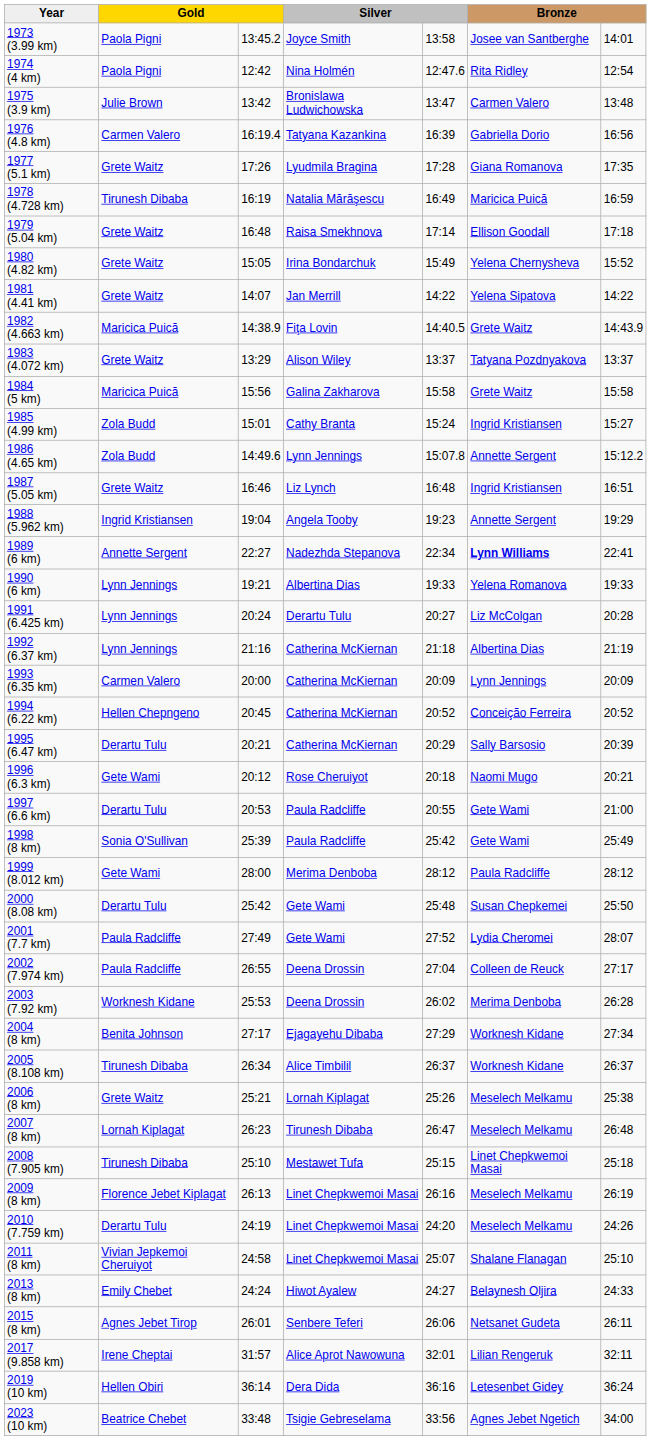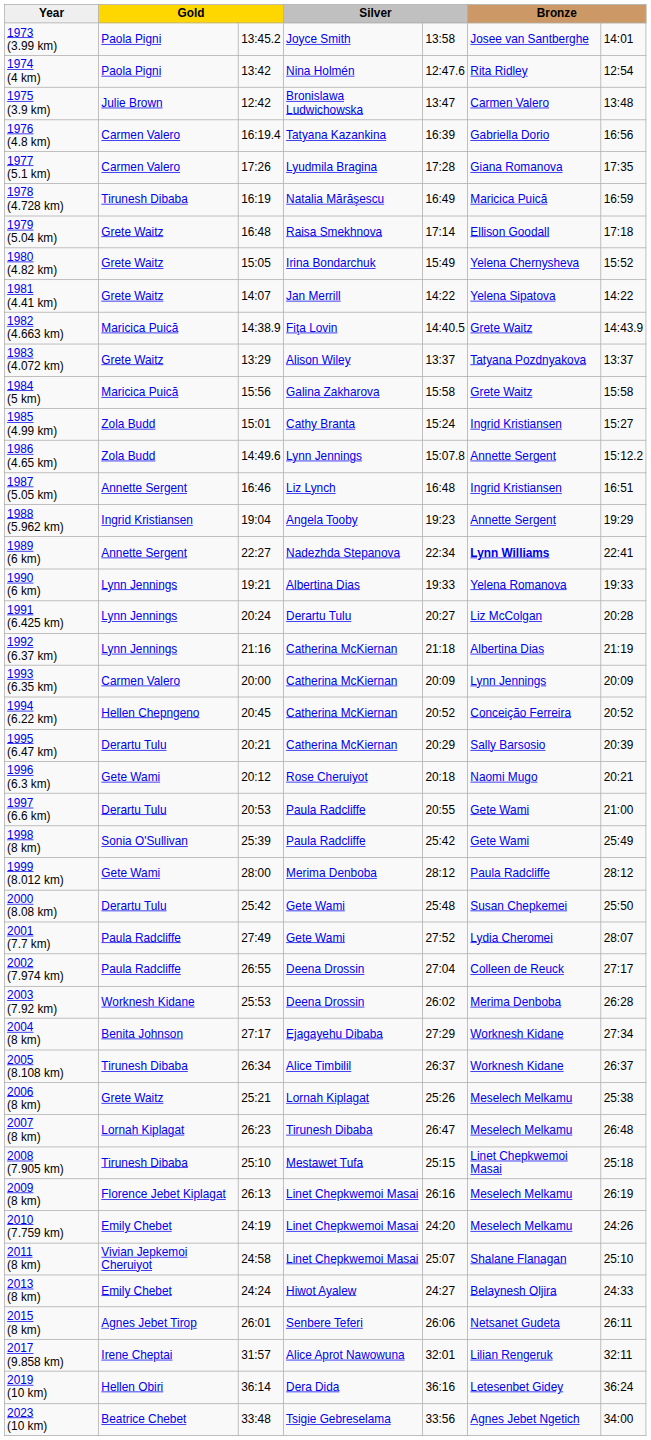(256, 71) 12:42 -> (256, 71) 13:42
(256, 103) 13:42 -> (256, 103) 12:42
(132, 167) Grete Waitz -> (141, 167) Carmen Valero
(132, 488) Grete Waitz -> (144, 488) Annette Sergent
(134, 1226) Derartu Tulu -> (137, 1226) Emily Chebet
